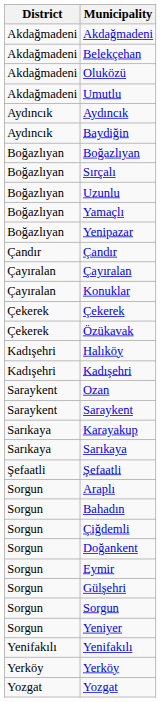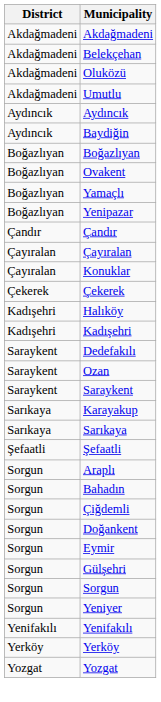+ row: (104, 172)
- row: (99, 172)
- row: (101, 192)
- row: (108, 331)
+ row: (109, 350)
